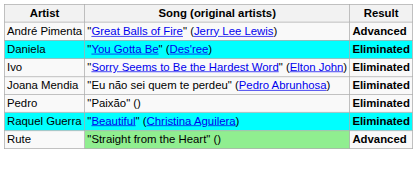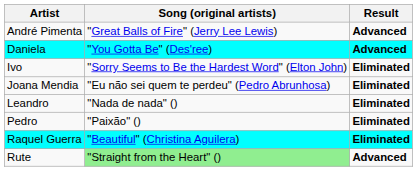(381, 49) Eliminated -> (380, 49) Advanced
+ row: (28, 103)
